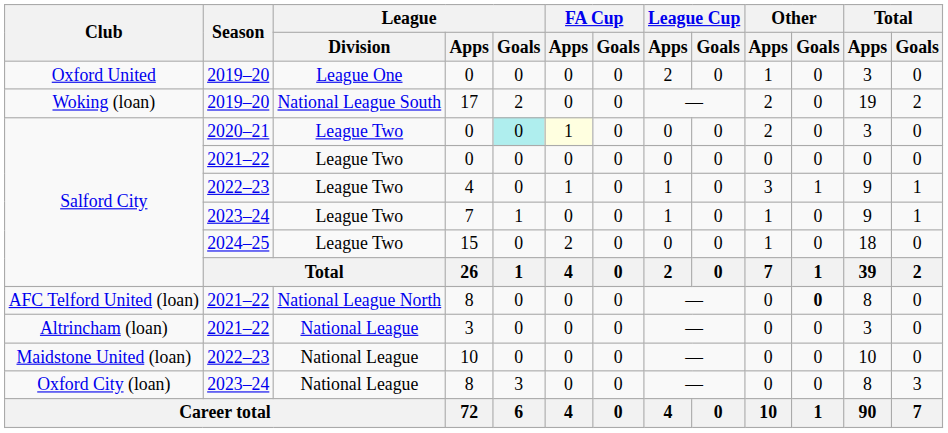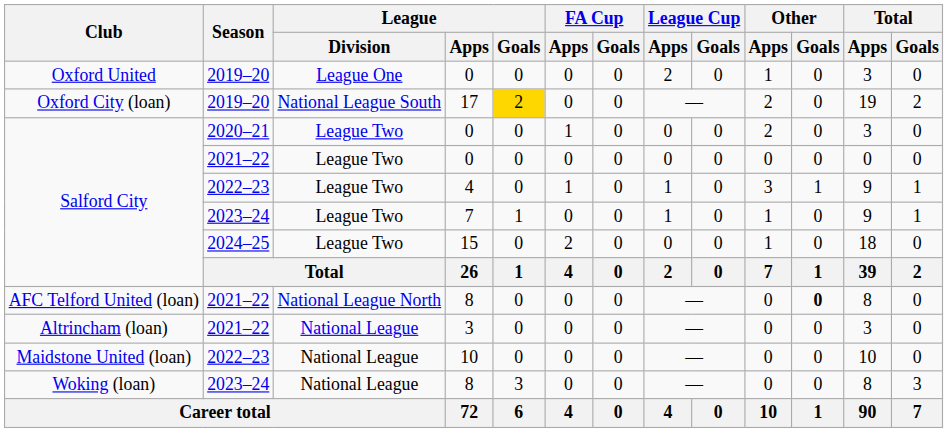(104, 103) Woking (loan) -> (104, 103) Oxford City (loan)
(519, 103) no background -> (519, 103) gold background
(519, 131) paleturquoise background -> (519, 131) no background
(568, 131) lightyellow background -> (568, 131) no background
(104, 384) Oxford City (loan) -> (104, 384) Woking (loan)
